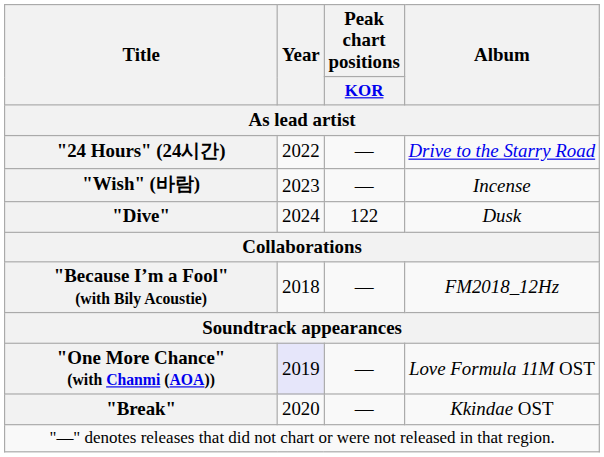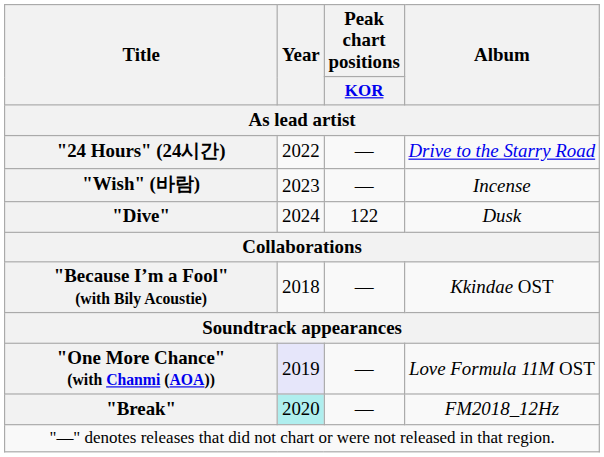(502, 287) FM2018_12Hz -> (502, 287) Kkindae OST
(301, 409) no background -> (301, 409) paleturquoise background
(502, 409) Kkindae OST -> (502, 409) FM2018_12Hz
